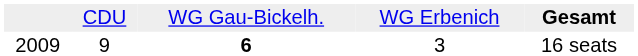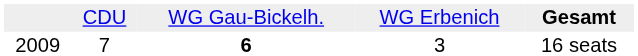(104, 45) 9 -> (104, 45) 7
